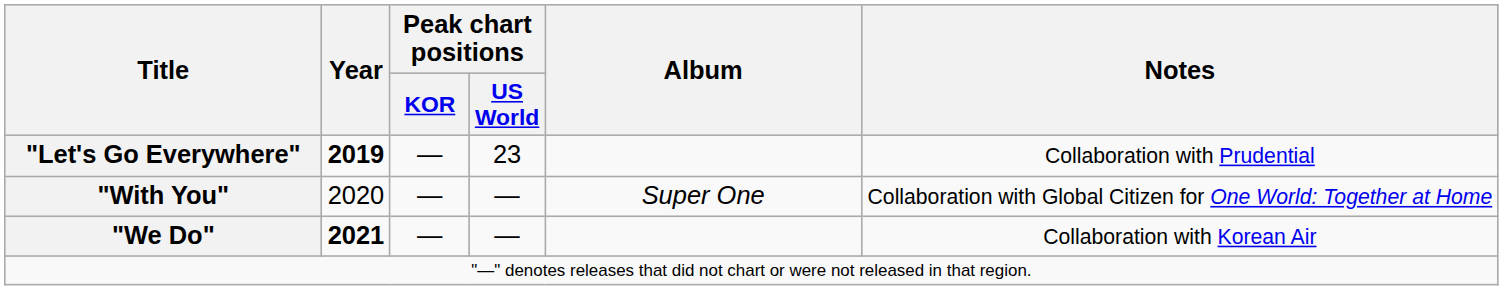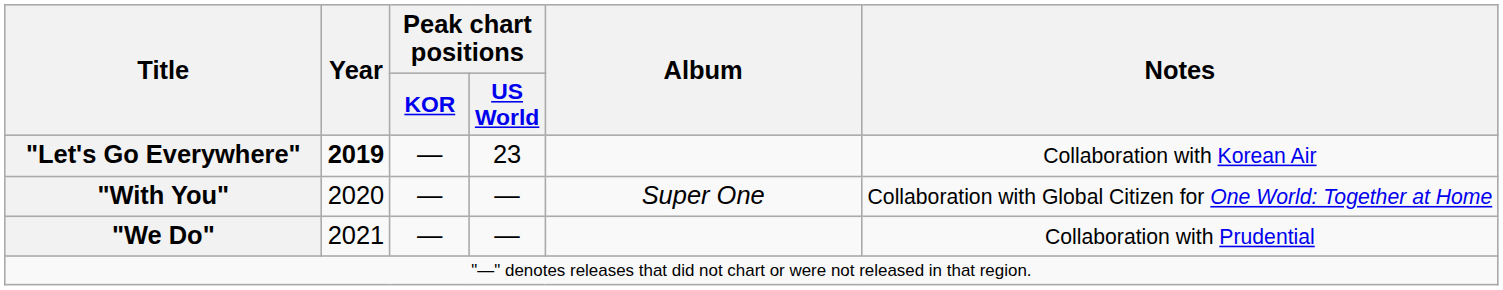(1180, 156) Collaboration with Prudential -> (1180, 156) Collaboration with Korean Air
(356, 235) bold -> (356, 235) normal
(1180, 237) Collaboration with Korean Air -> (1180, 237) Collaboration with Prudential
